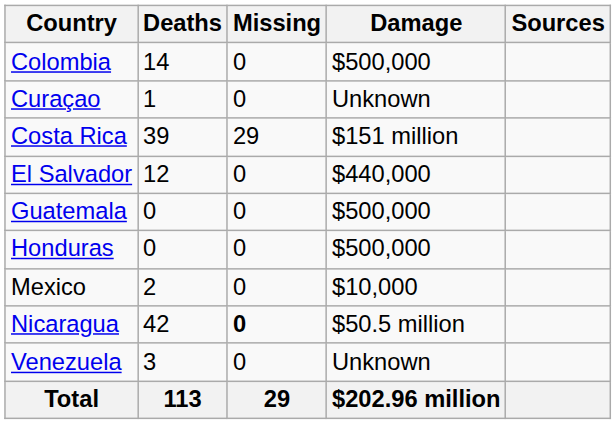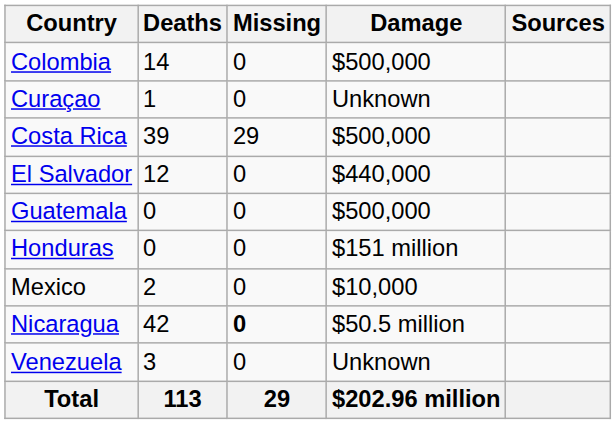(395, 136) $151 million -> (381, 136) $500,000
(381, 249) $500,000 -> (395, 249) $151 million
